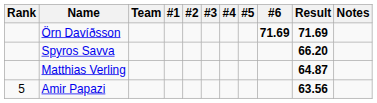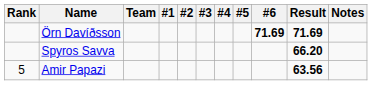- row: (84, 70)
